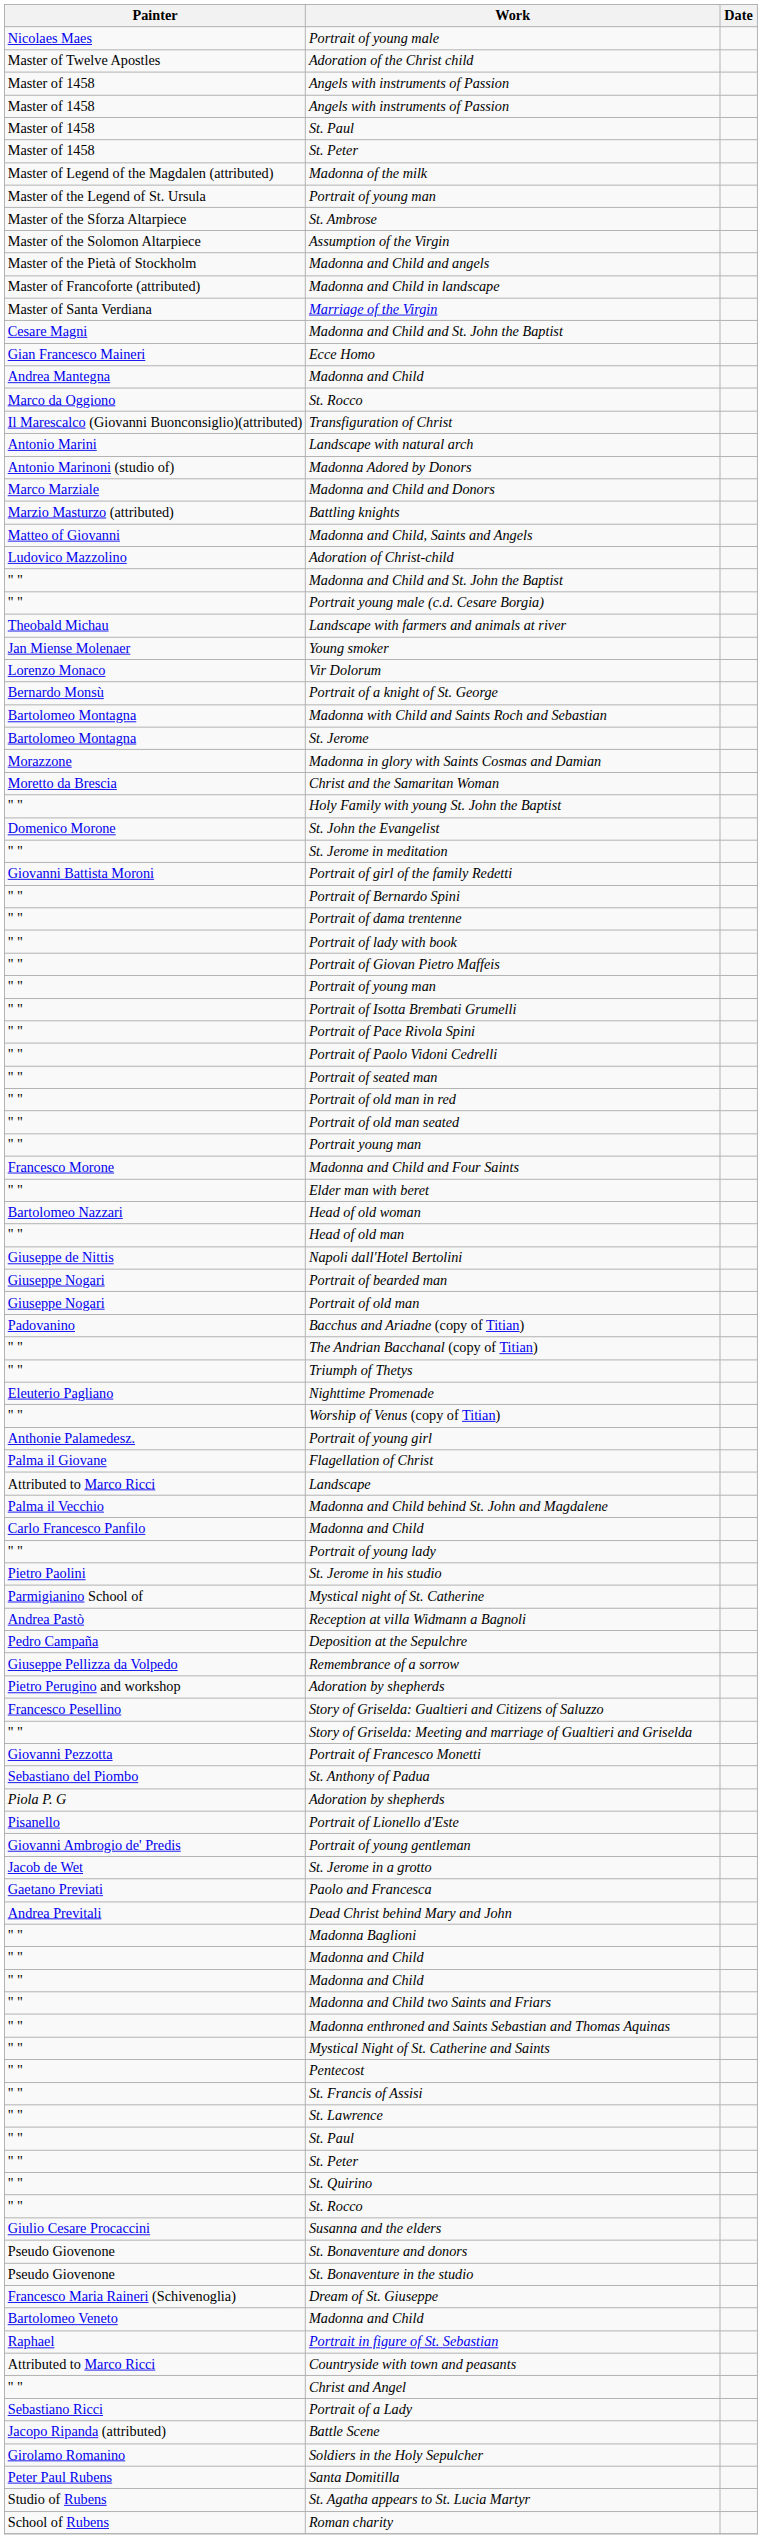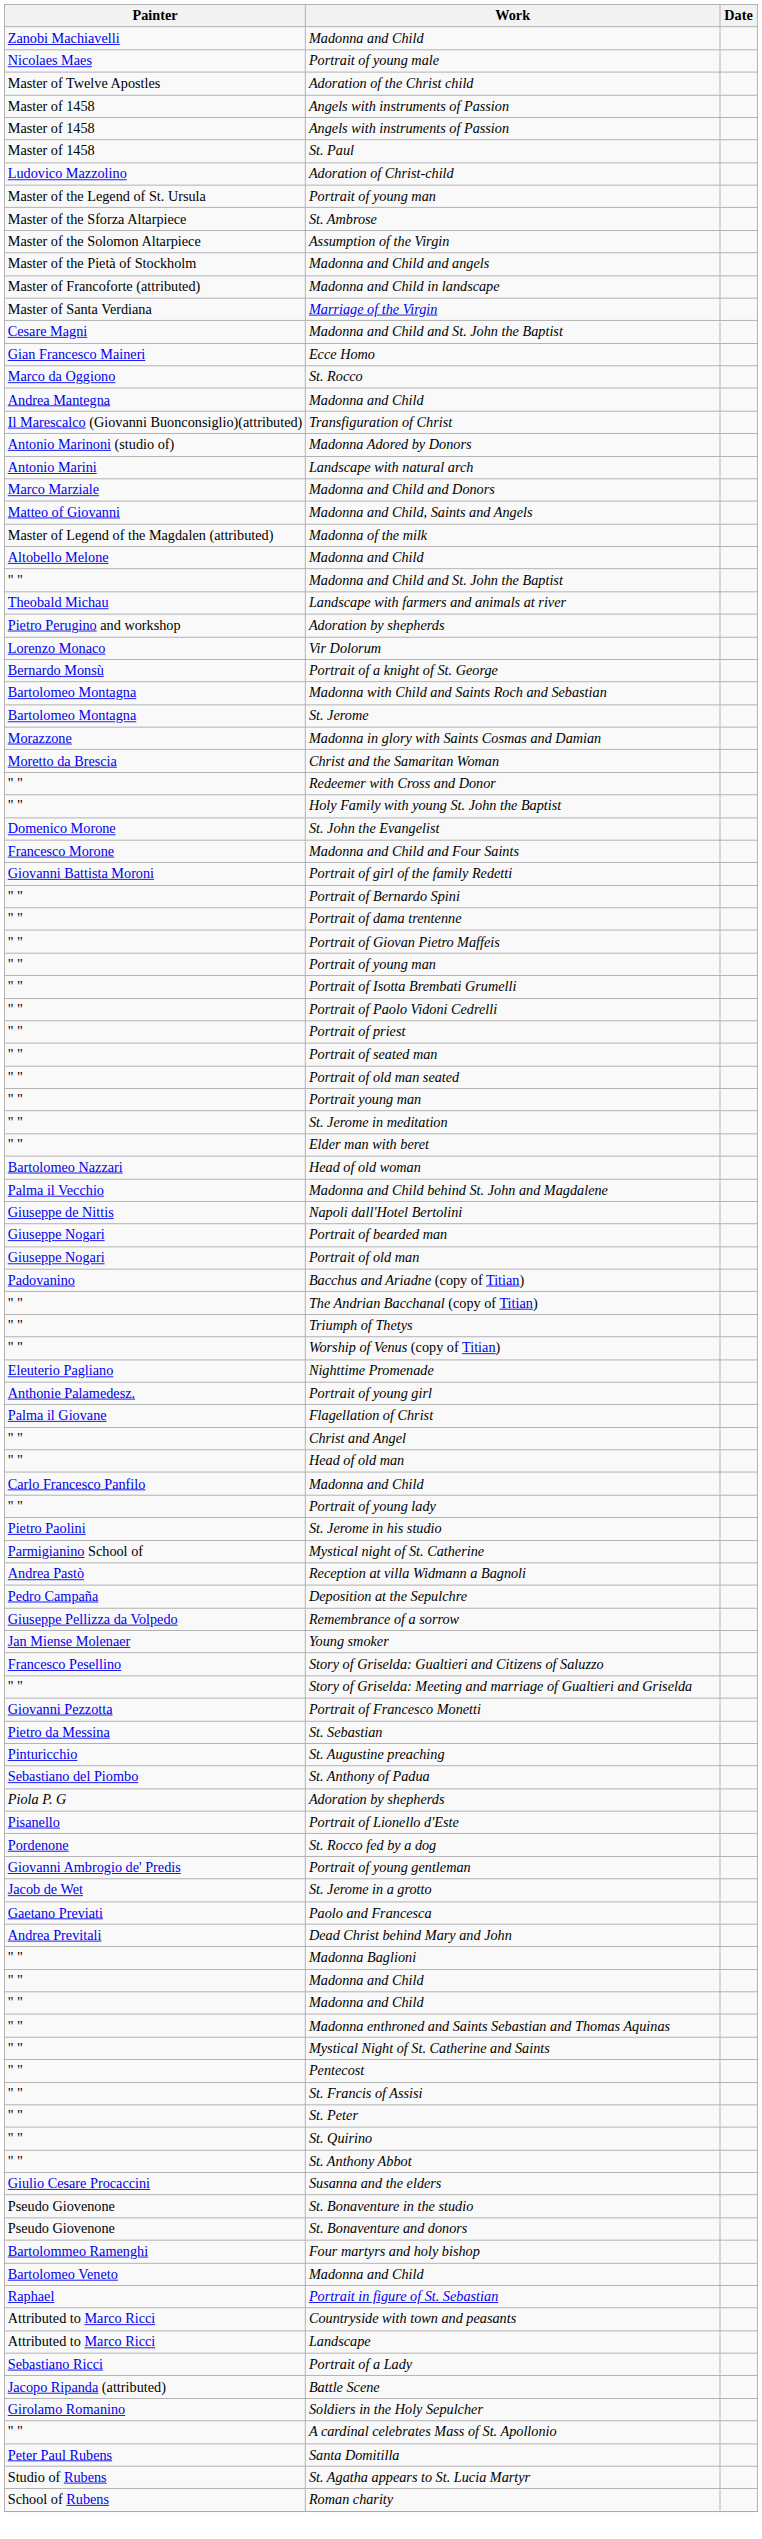+ row: (64, 38)
- row: (51, 151)
rows swapped: (141, 173) <-> (67, 557)
rows swapped: (59, 377) <-> (62, 399)
rows swapped: (52, 444) <-> (91, 467)
- row: (91, 512)
+ row: (58, 557)
- row: (15, 602)
rows swapped: (69, 648) <-> (94, 1686)
+ row: (15, 783)
rows swapped: (61, 1167) <-> (15, 851)
- row: (15, 941)
- row: (15, 1032)
+ row: (15, 1032)
- row: (15, 1099)
rows swapped: (15, 1235) <-> (56, 1506)
rows swapped: (15, 1415) <-> (61, 1393)
rows swapped: (15, 2387) <-> (81, 1483)
+ row: (59, 1732)
+ row: (43, 1754)
+ row: (38, 1845)
- row: (15, 2003)
- row: (15, 2116)
- row: (15, 2138)
- row: (15, 2206)
+ row: (15, 2161)
rows swapped: (61, 2251) <-> (61, 2274)
- row: (122, 2296)
+ row: (78, 2251)
+ row: (15, 2432)
